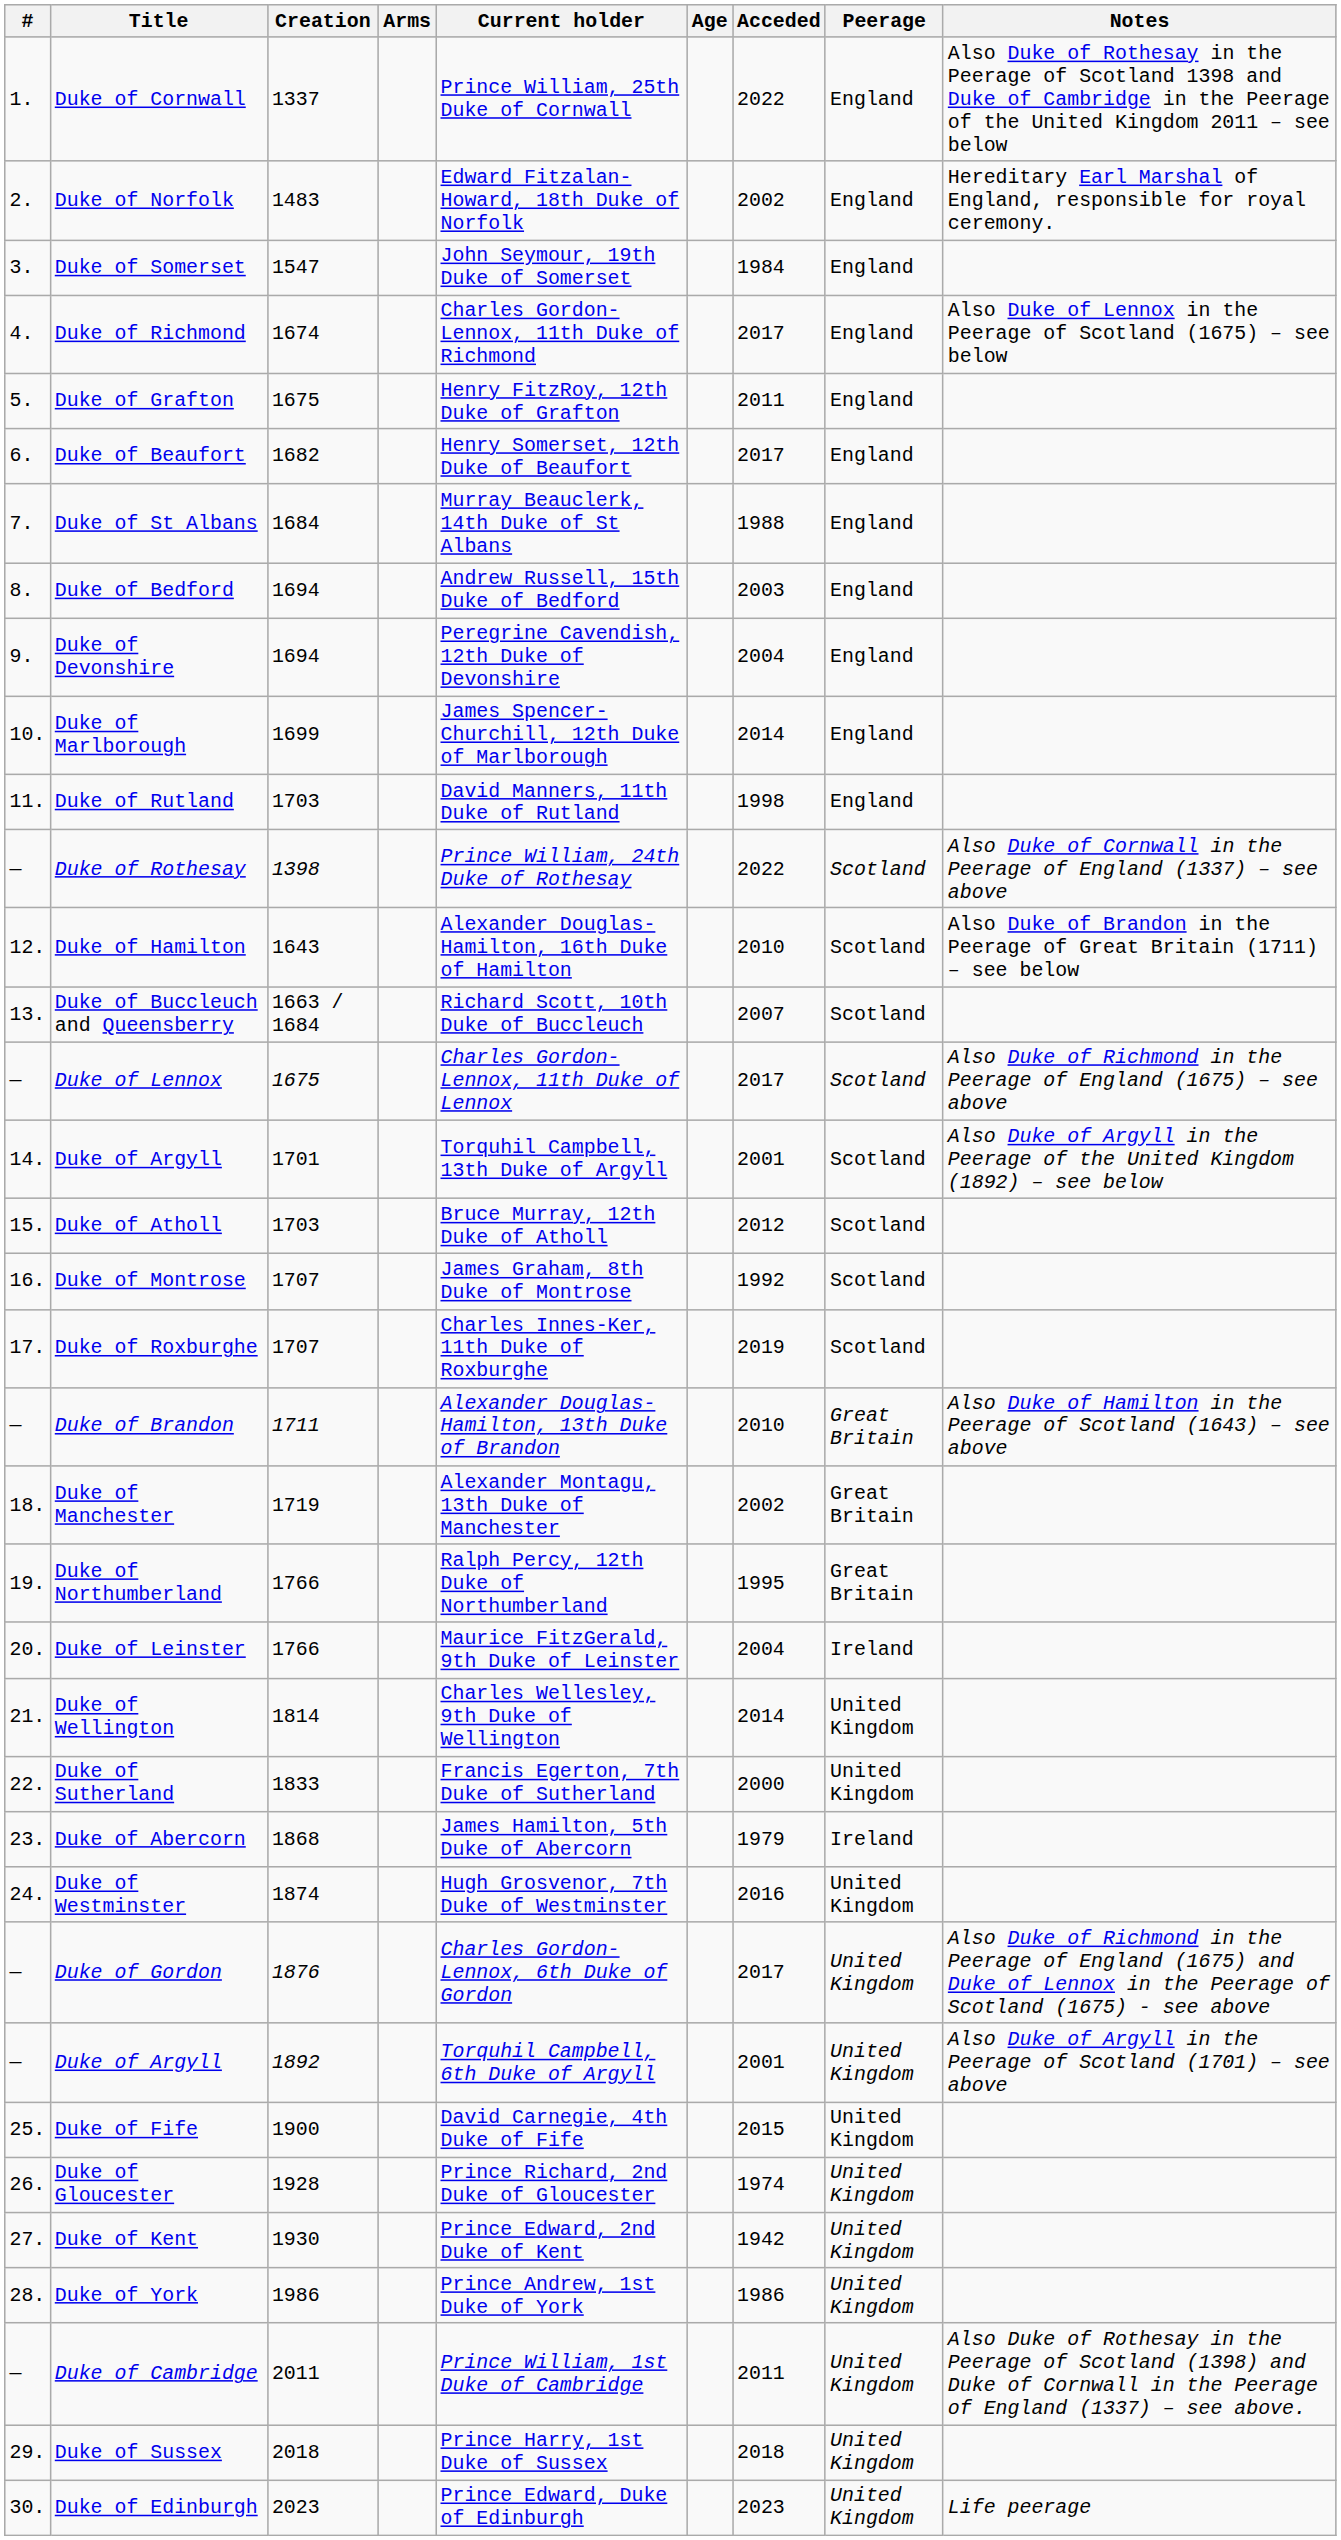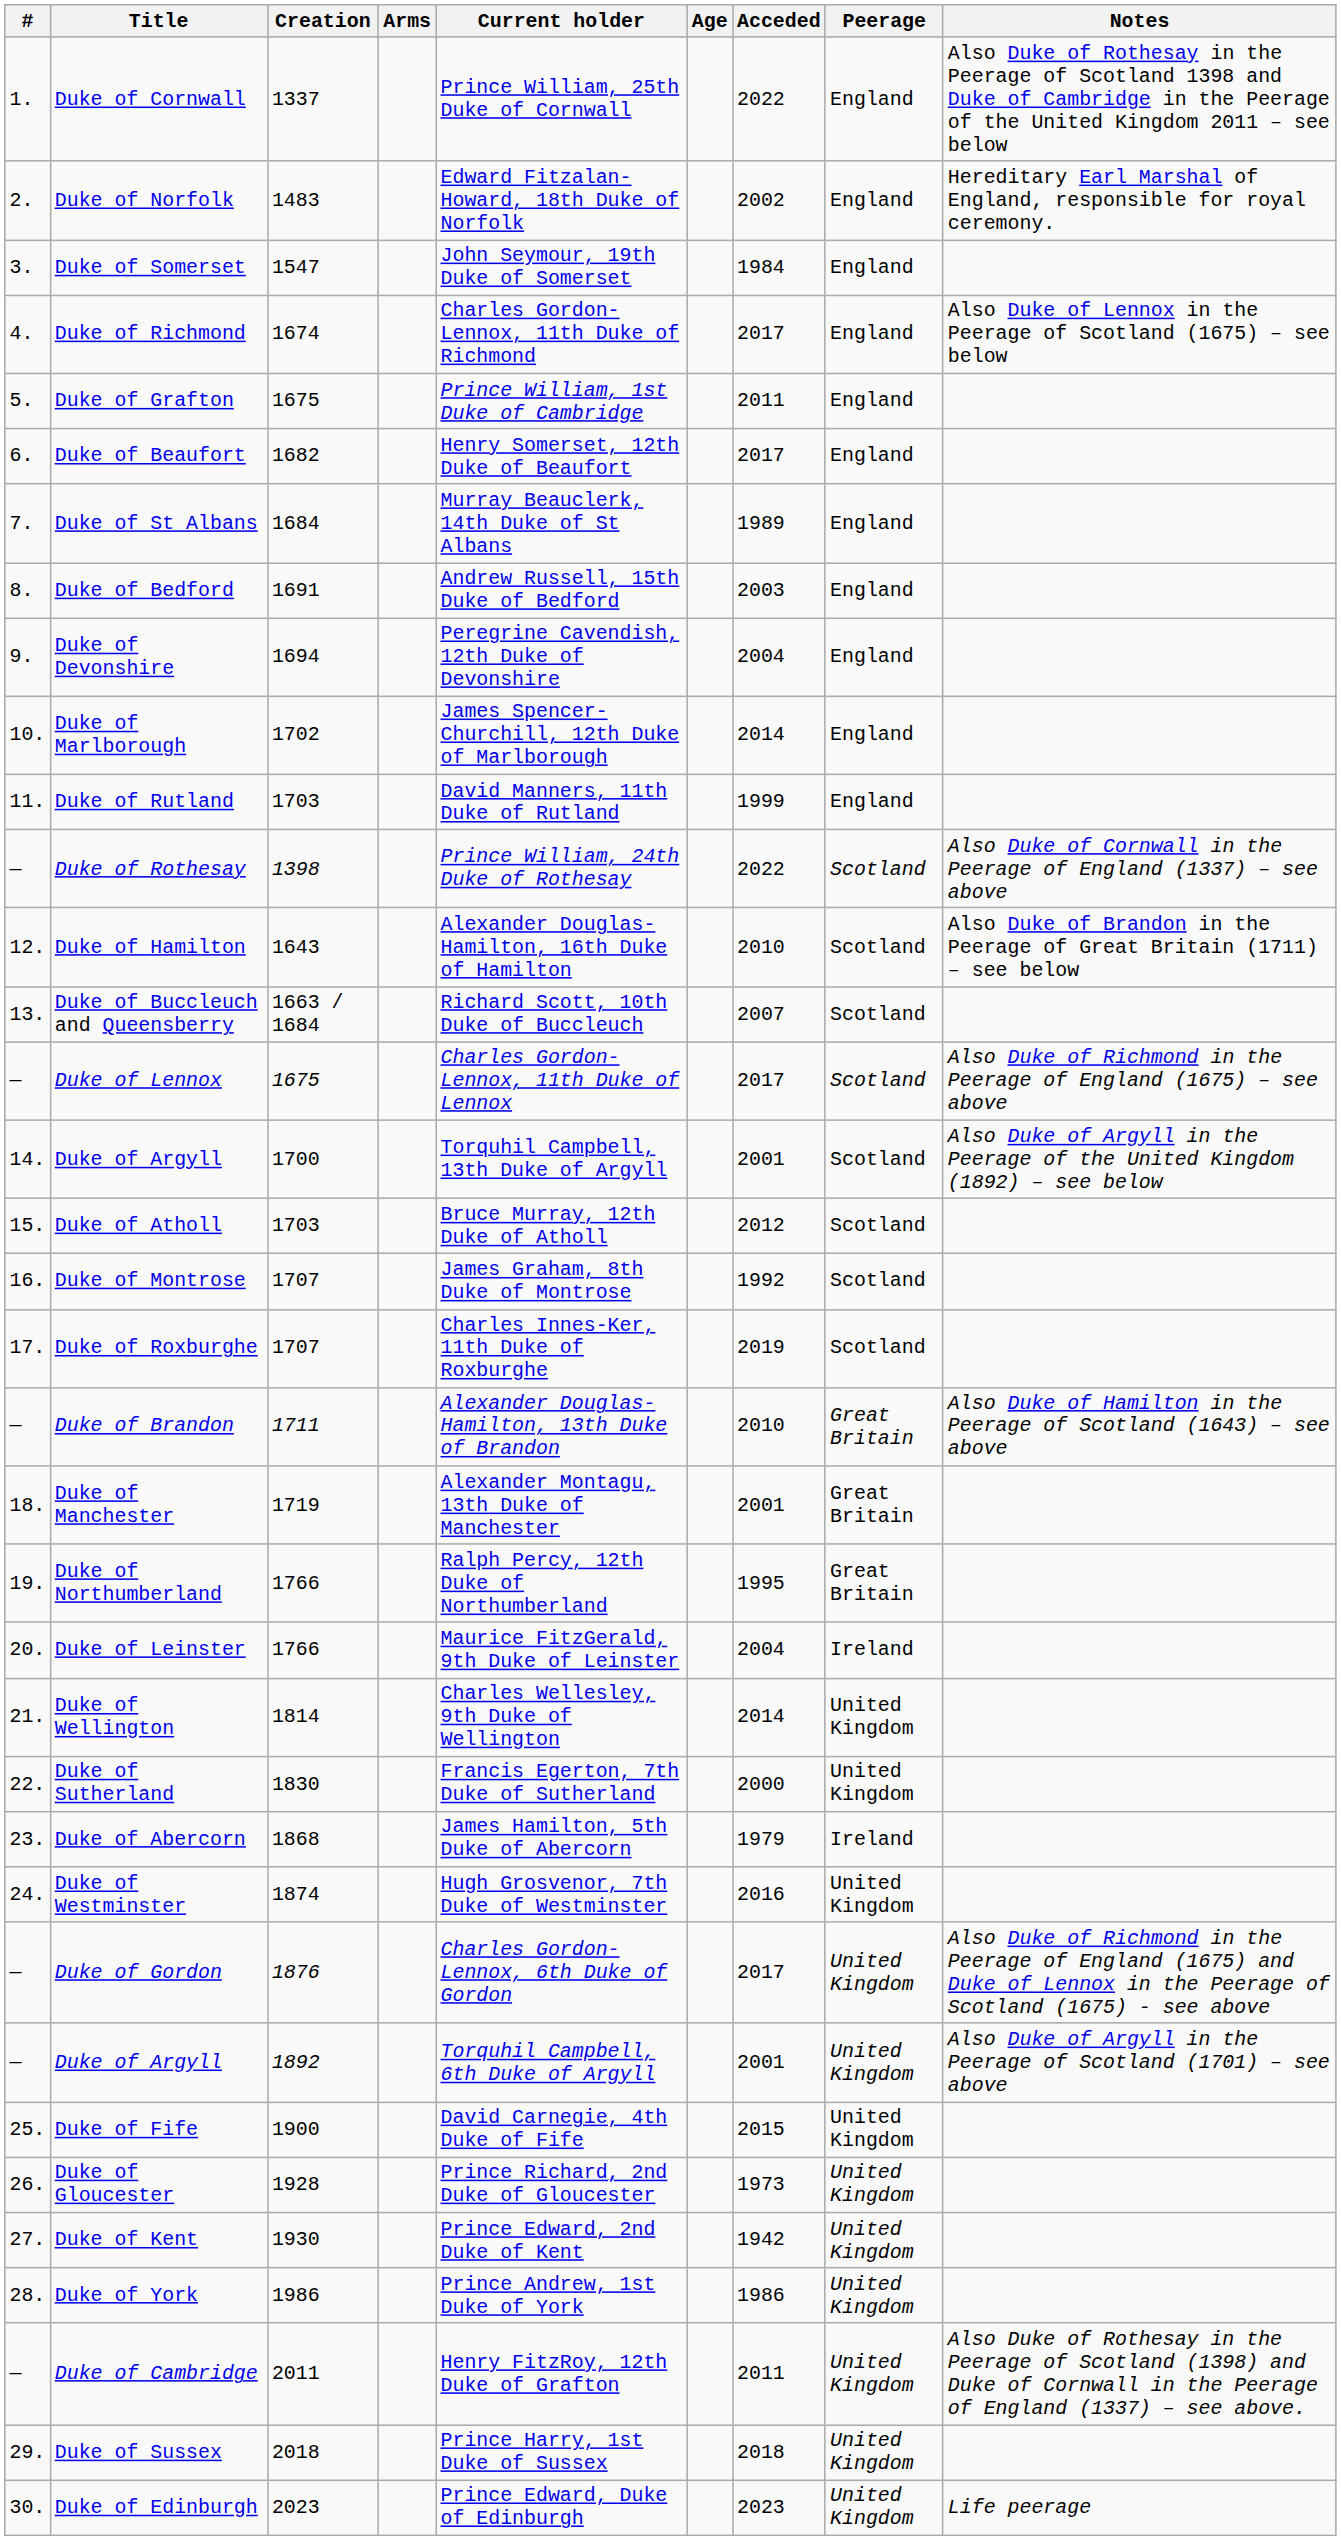(554, 401) Henry FitzRoy, 12th Duke of Grafton -> (554, 401) Prince William, 1st Duke of Cambridge
(761, 523) 1988 -> (761, 523) 1989
(296, 590) 1694 -> (296, 590) 1691
(296, 735) 1699 -> (296, 735) 1702
(761, 802) 1998 -> (761, 802) 1999
(296, 1159) 1701 -> (296, 1159) 1700
(761, 1505) 2002 -> (761, 1505) 2001
(296, 1784) 1833 -> (296, 1784) 1830
(761, 2185) 1974 -> (761, 2185) 1973
(554, 2374) Prince William, 1st Duke of Cambridge -> (554, 2374) Henry FitzRoy, 12th Duke of Grafton
